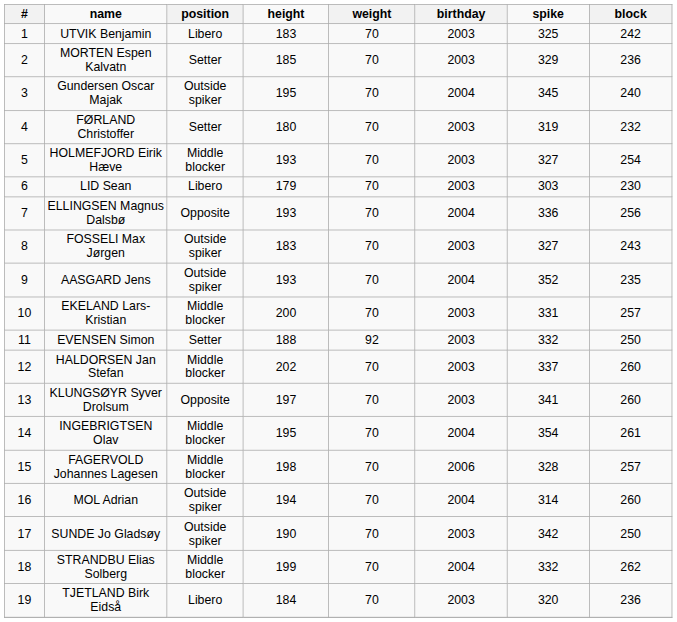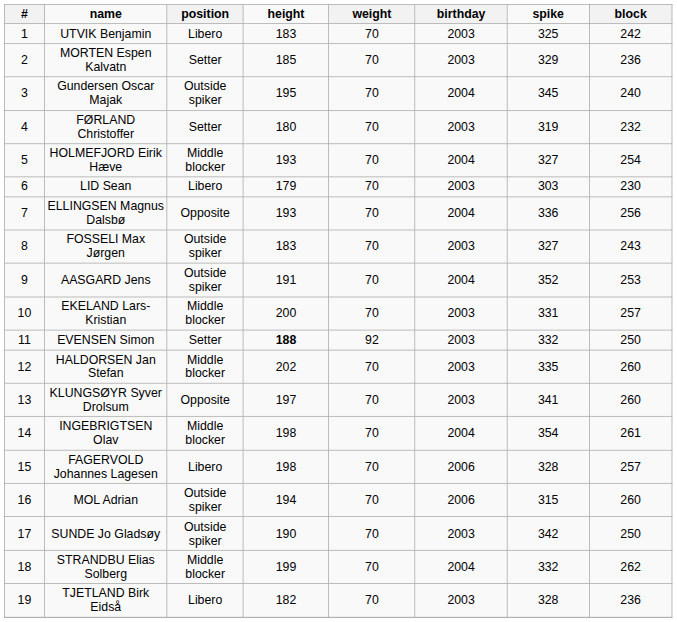(461, 160) 2003 -> (461, 160) 2004
(286, 280) 193 -> (286, 280) 191
(631, 280) 235 -> (631, 280) 253
(286, 340) normal -> (286, 340) bold
(548, 366) 337 -> (548, 366) 335
(286, 433) 195 -> (286, 433) 198
(205, 466) Middle blocker -> (205, 466) Libero
(461, 500) 2004 -> (461, 500) 2006
(548, 500) 314 -> (548, 500) 315
(286, 600) 184 -> (286, 600) 182
(548, 600) 320 -> (548, 600) 328
